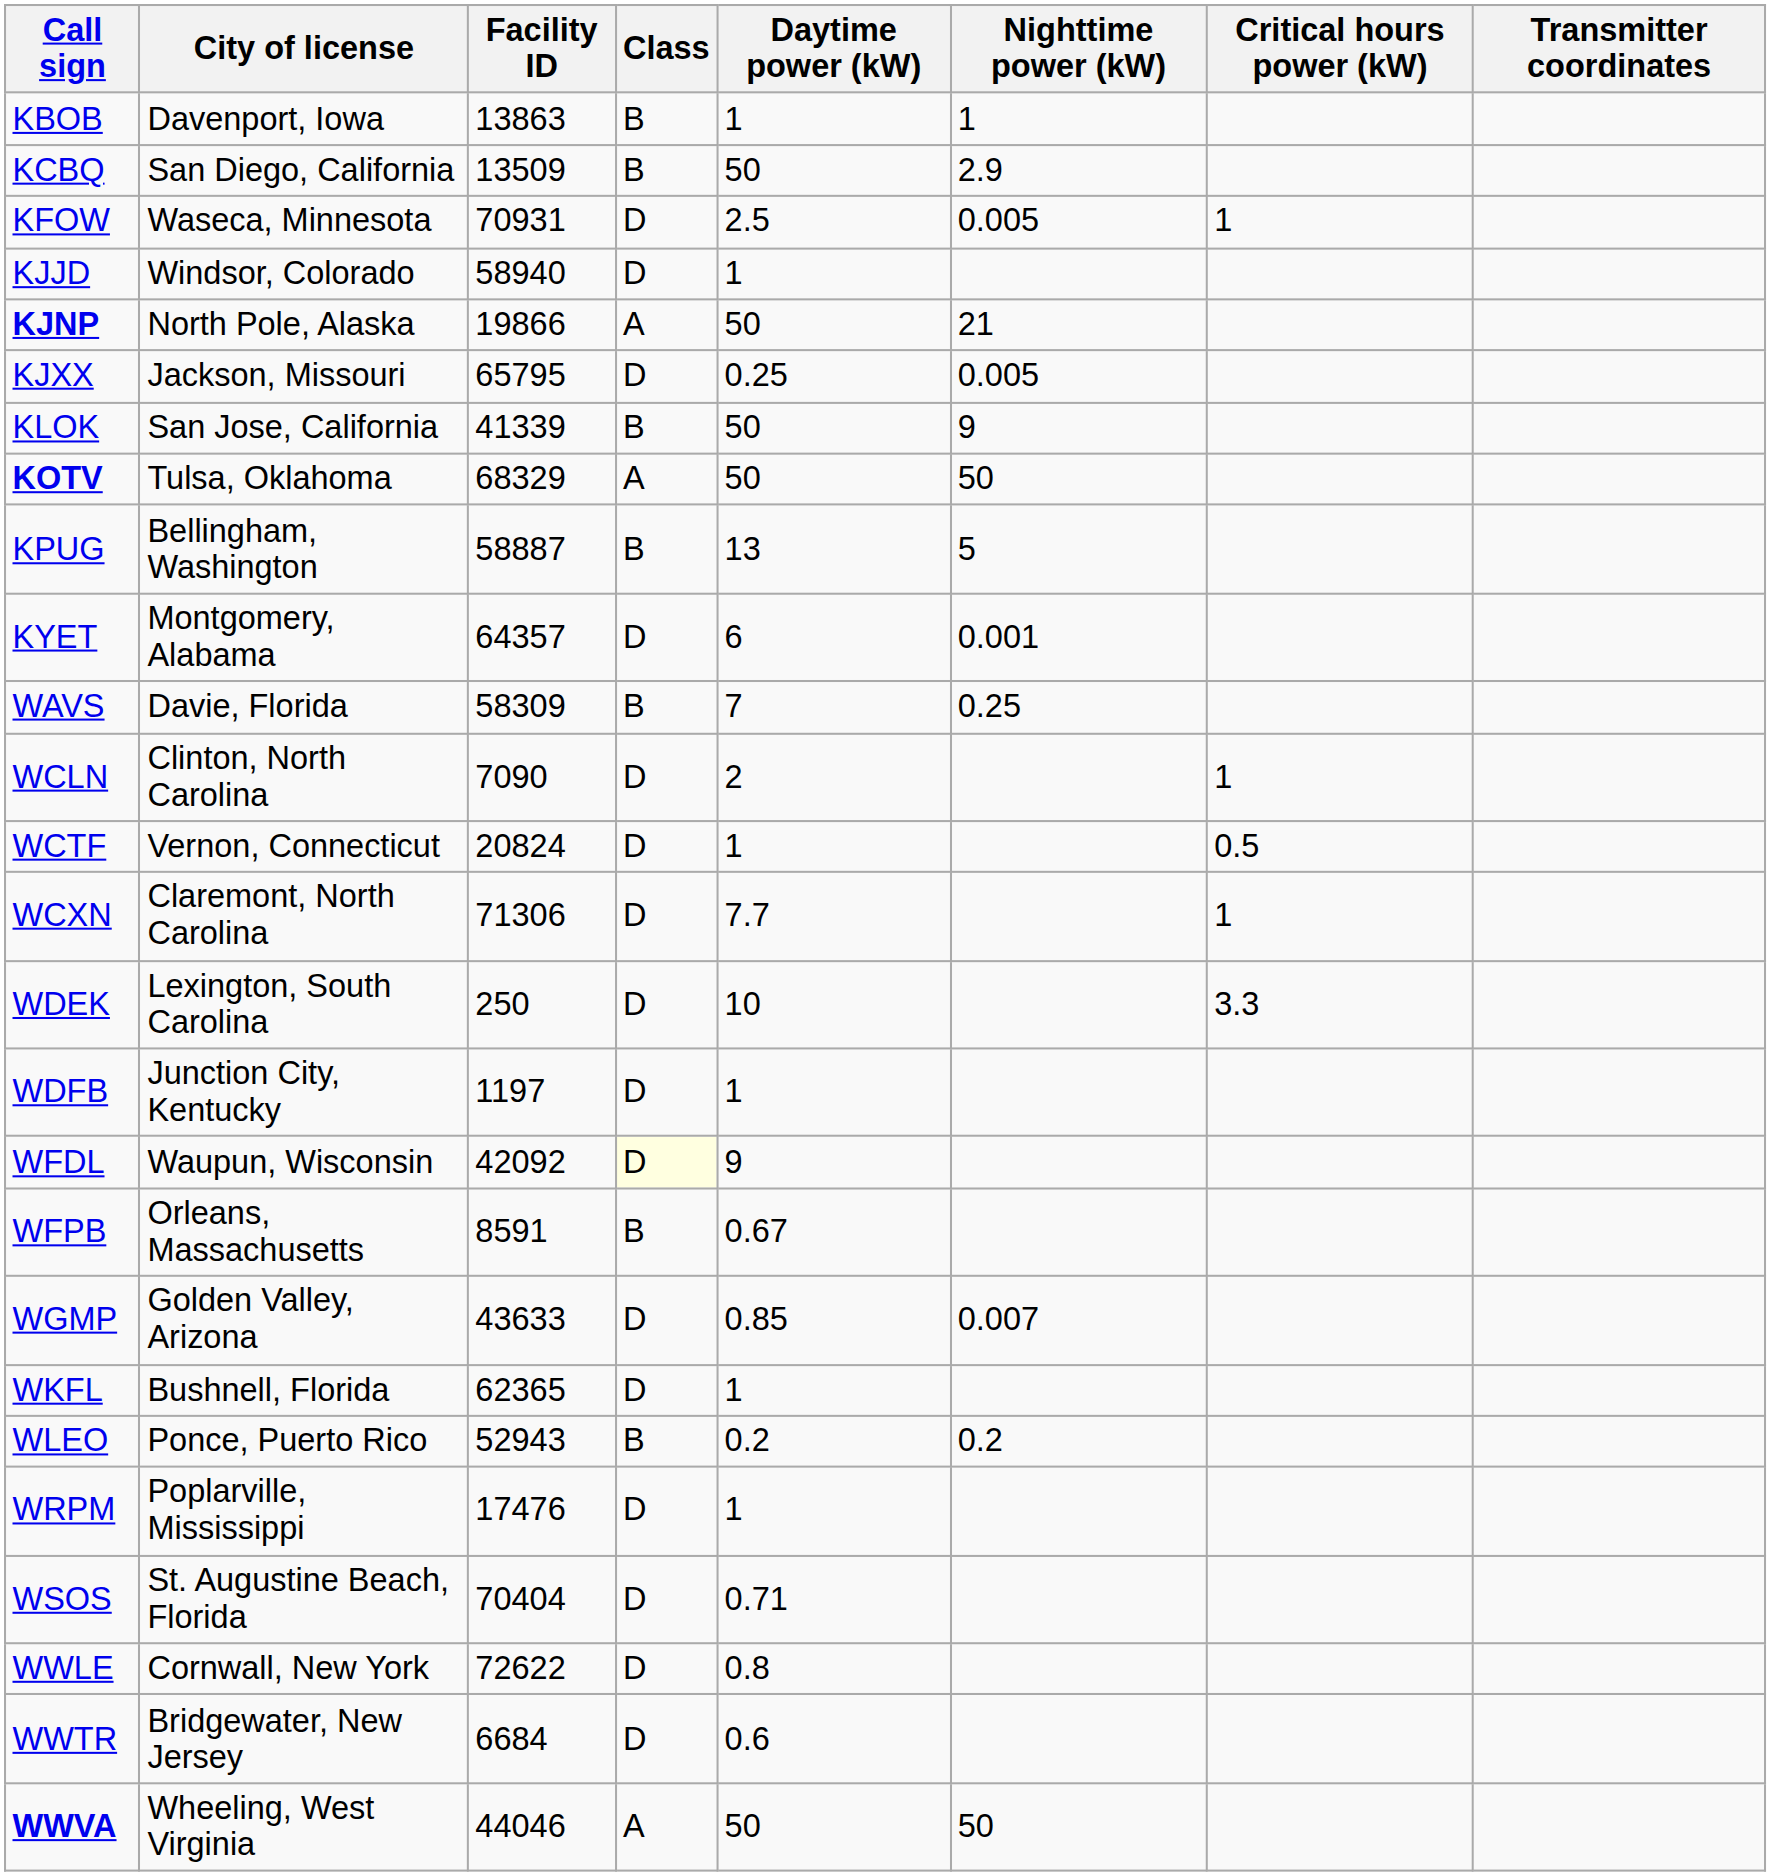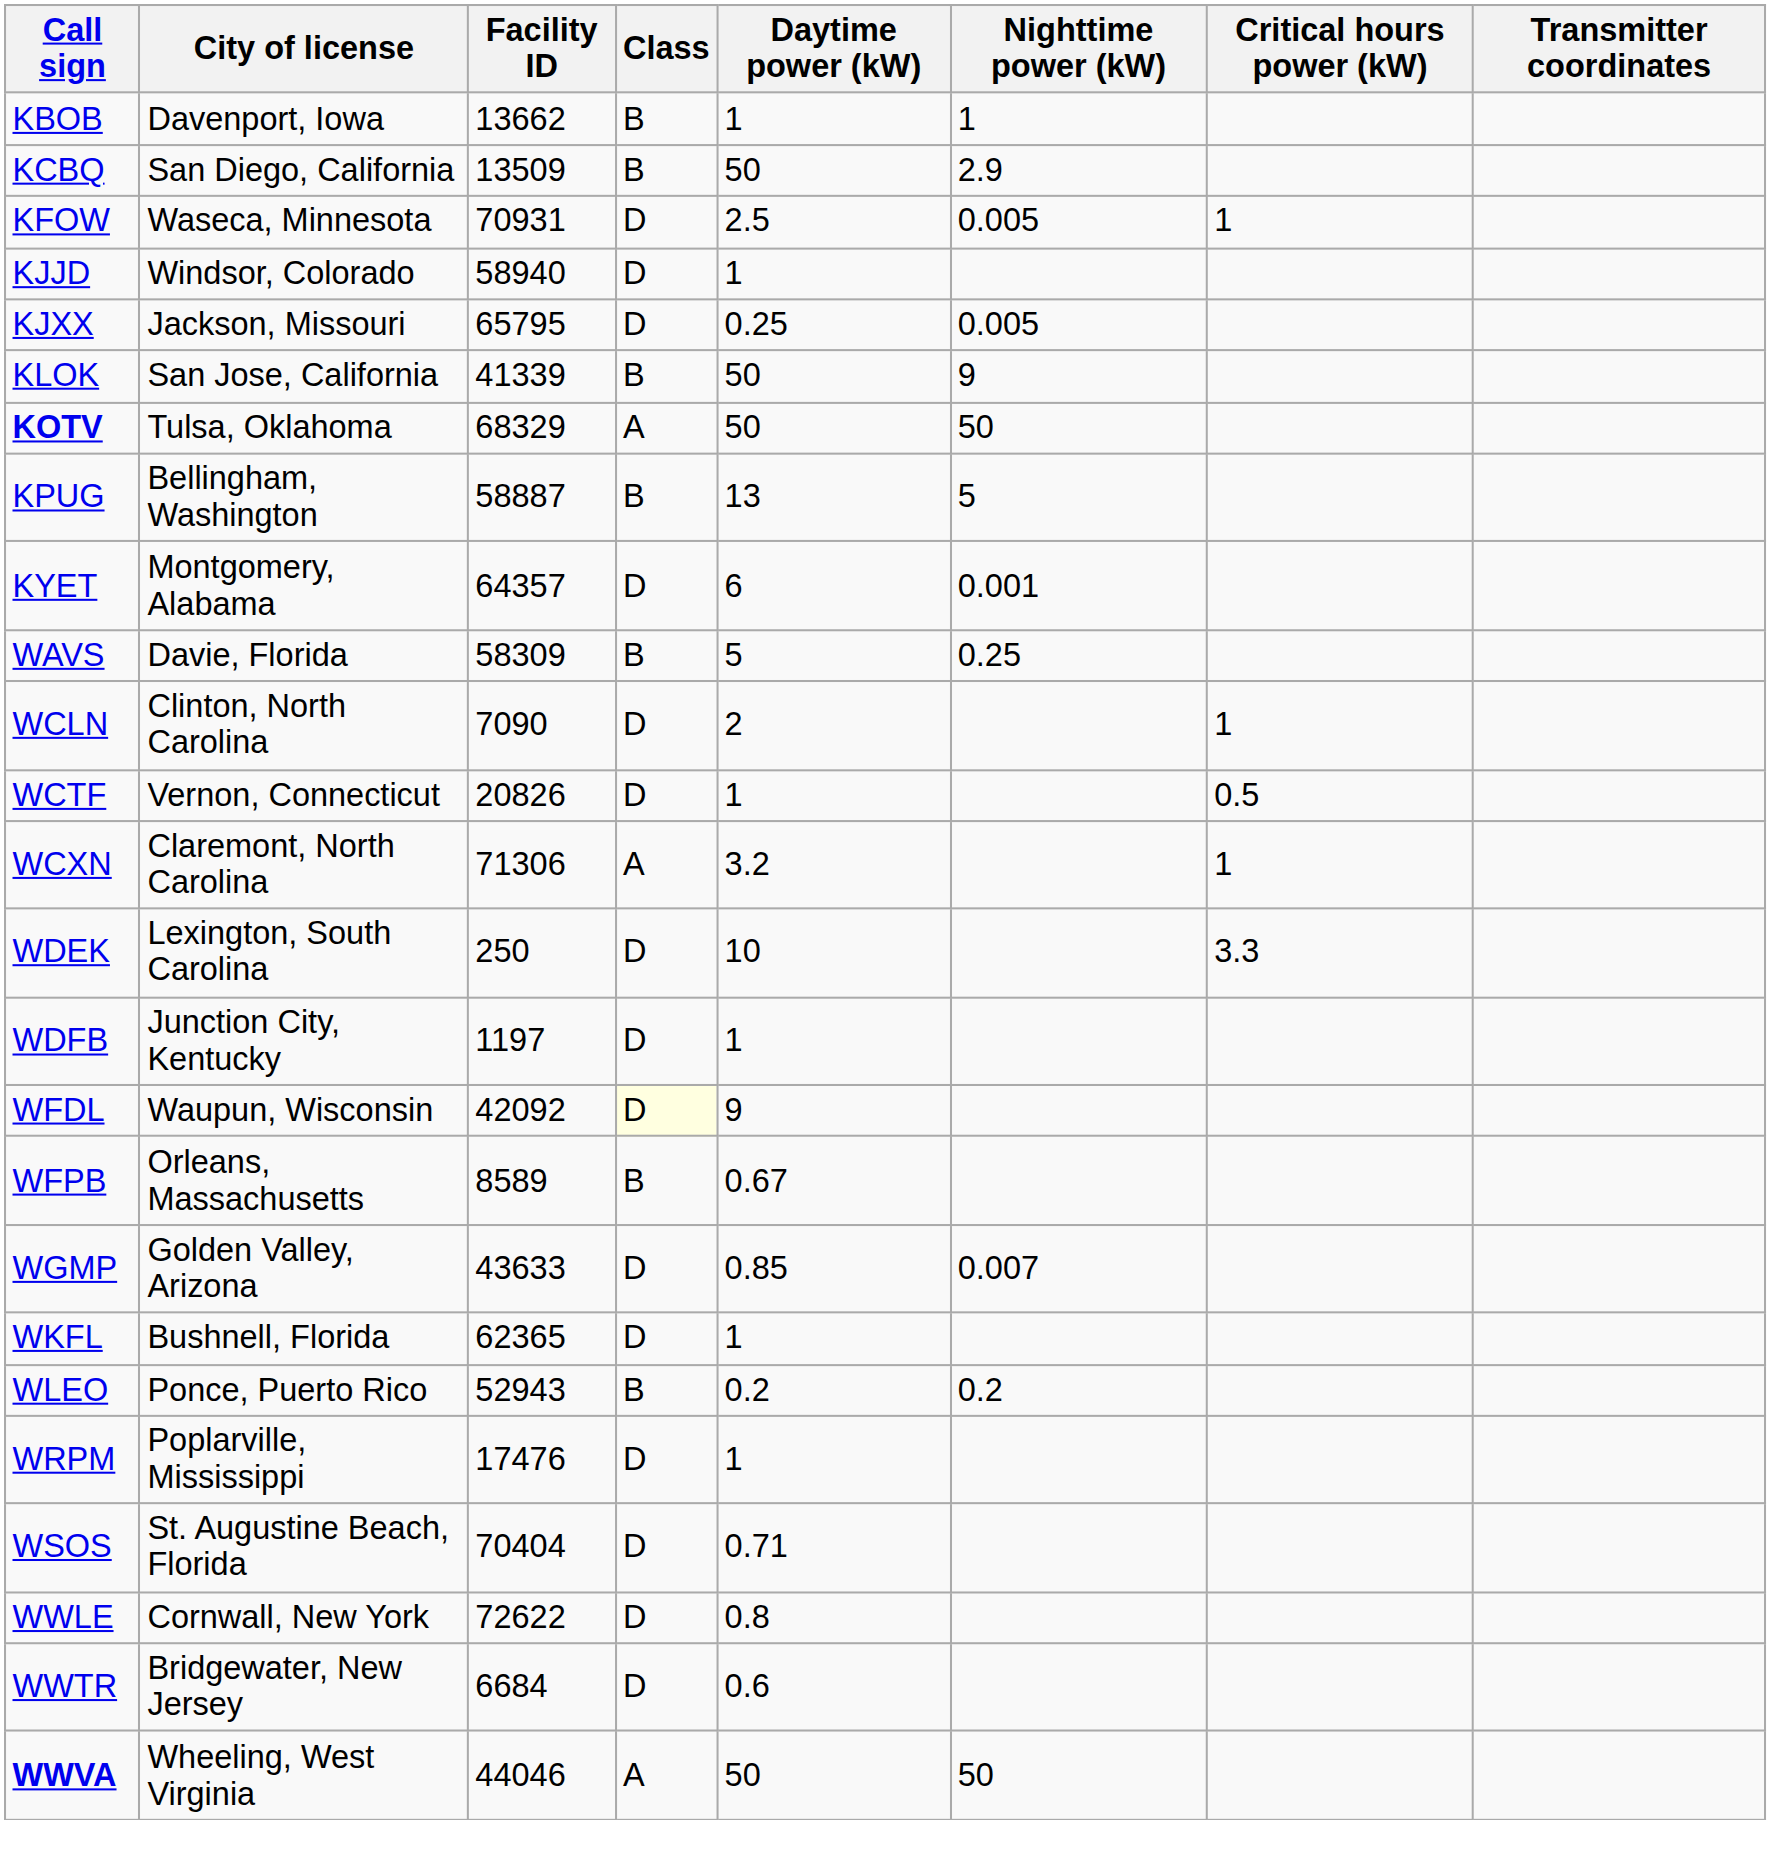(521, 118) 13863 -> (521, 118) 13662
- row: (56, 324)
(734, 706) 7 -> (734, 654) 5
(521, 846) 20824 -> (521, 794) 20826
(635, 915) D -> (634, 864) A
(747, 915) 7.7 -> (747, 864) 3.2
(511, 1231) 8591 -> (511, 1179) 8589
